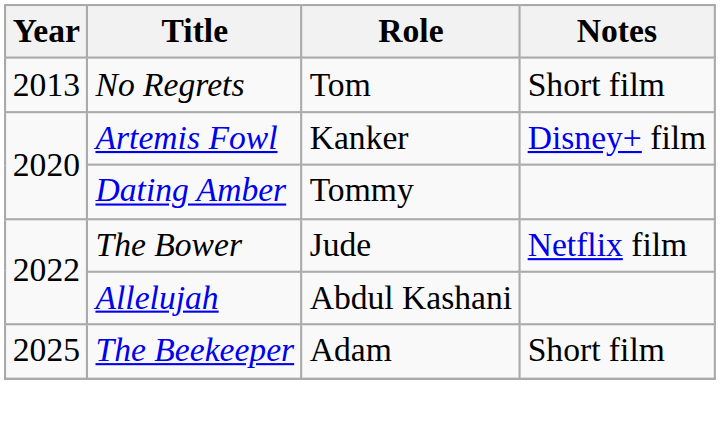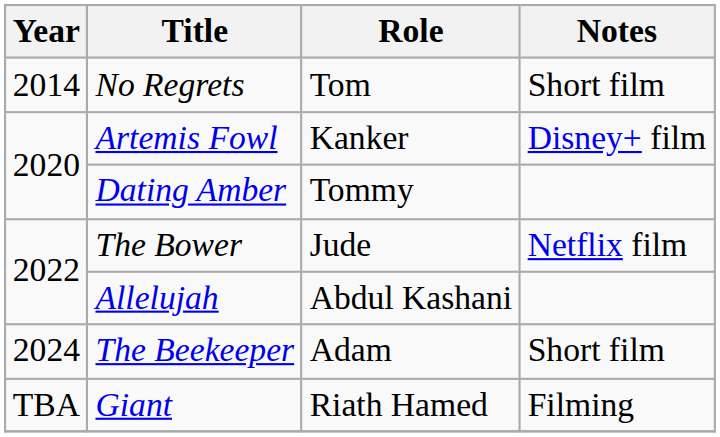(46, 84) 2013 -> (46, 84) 2014
(46, 350) 2025 -> (46, 350) 2024
+ row: (134, 404)
